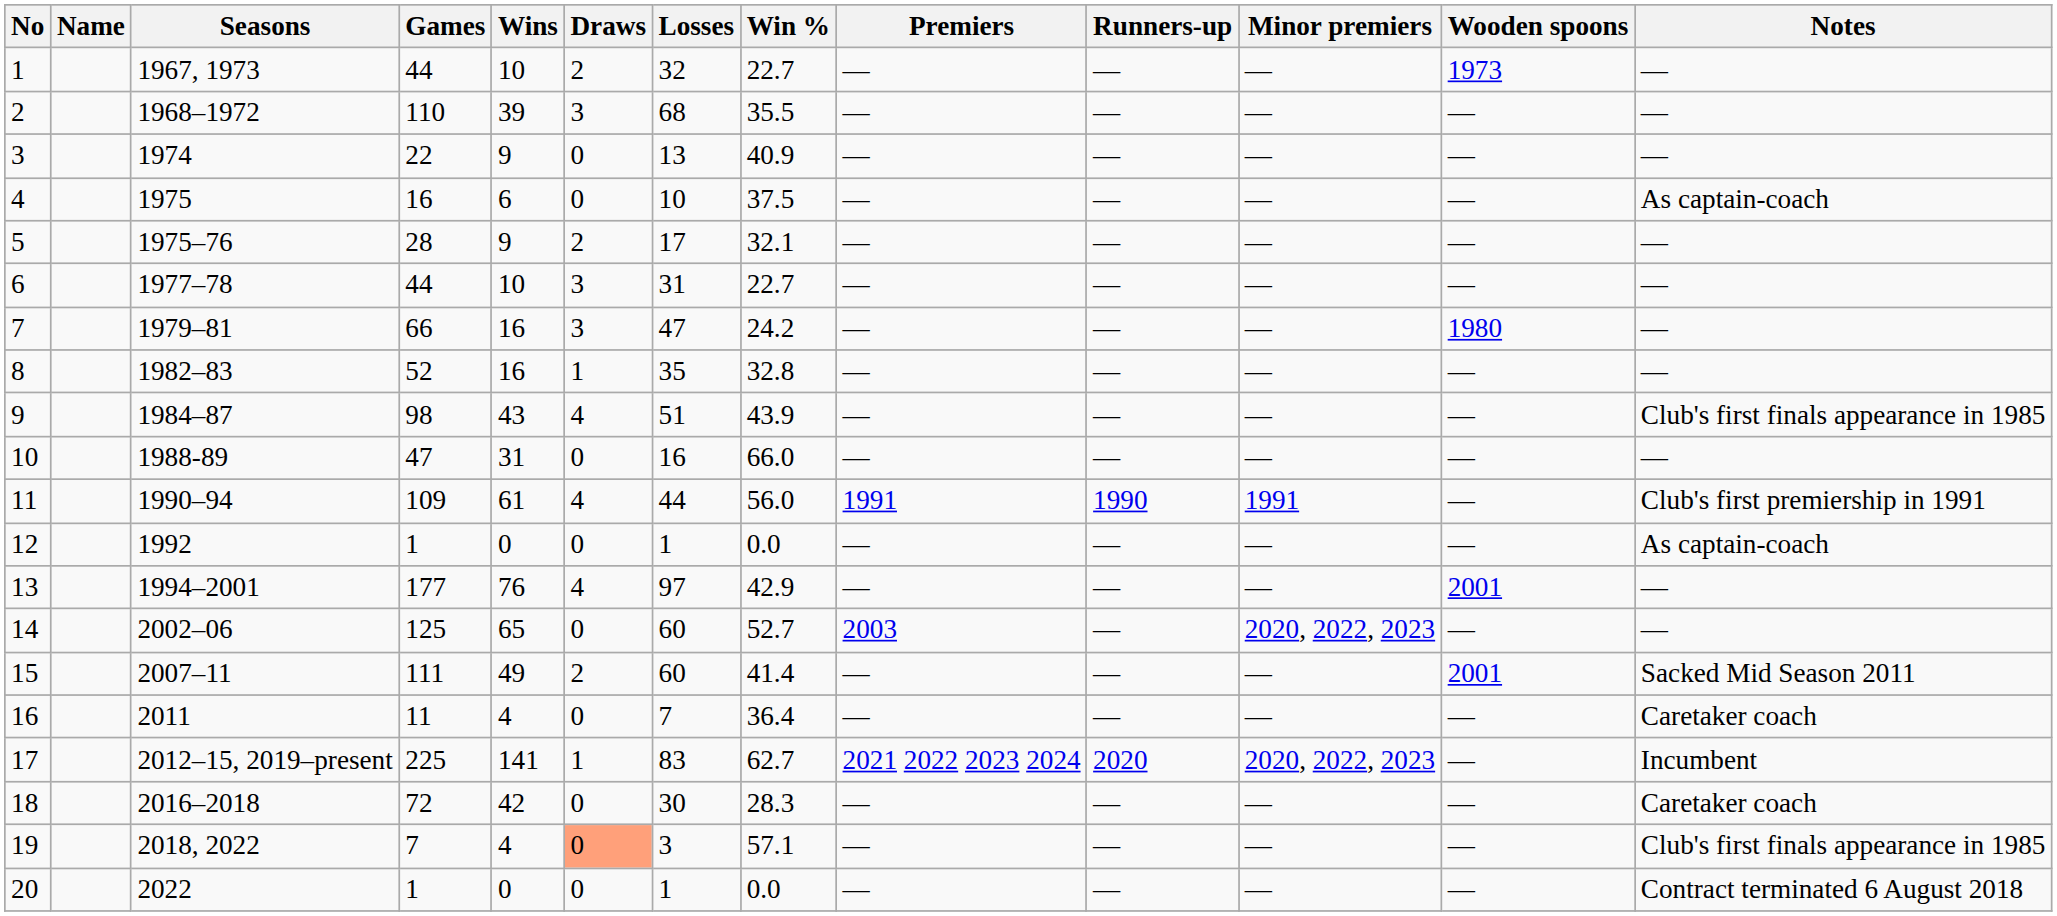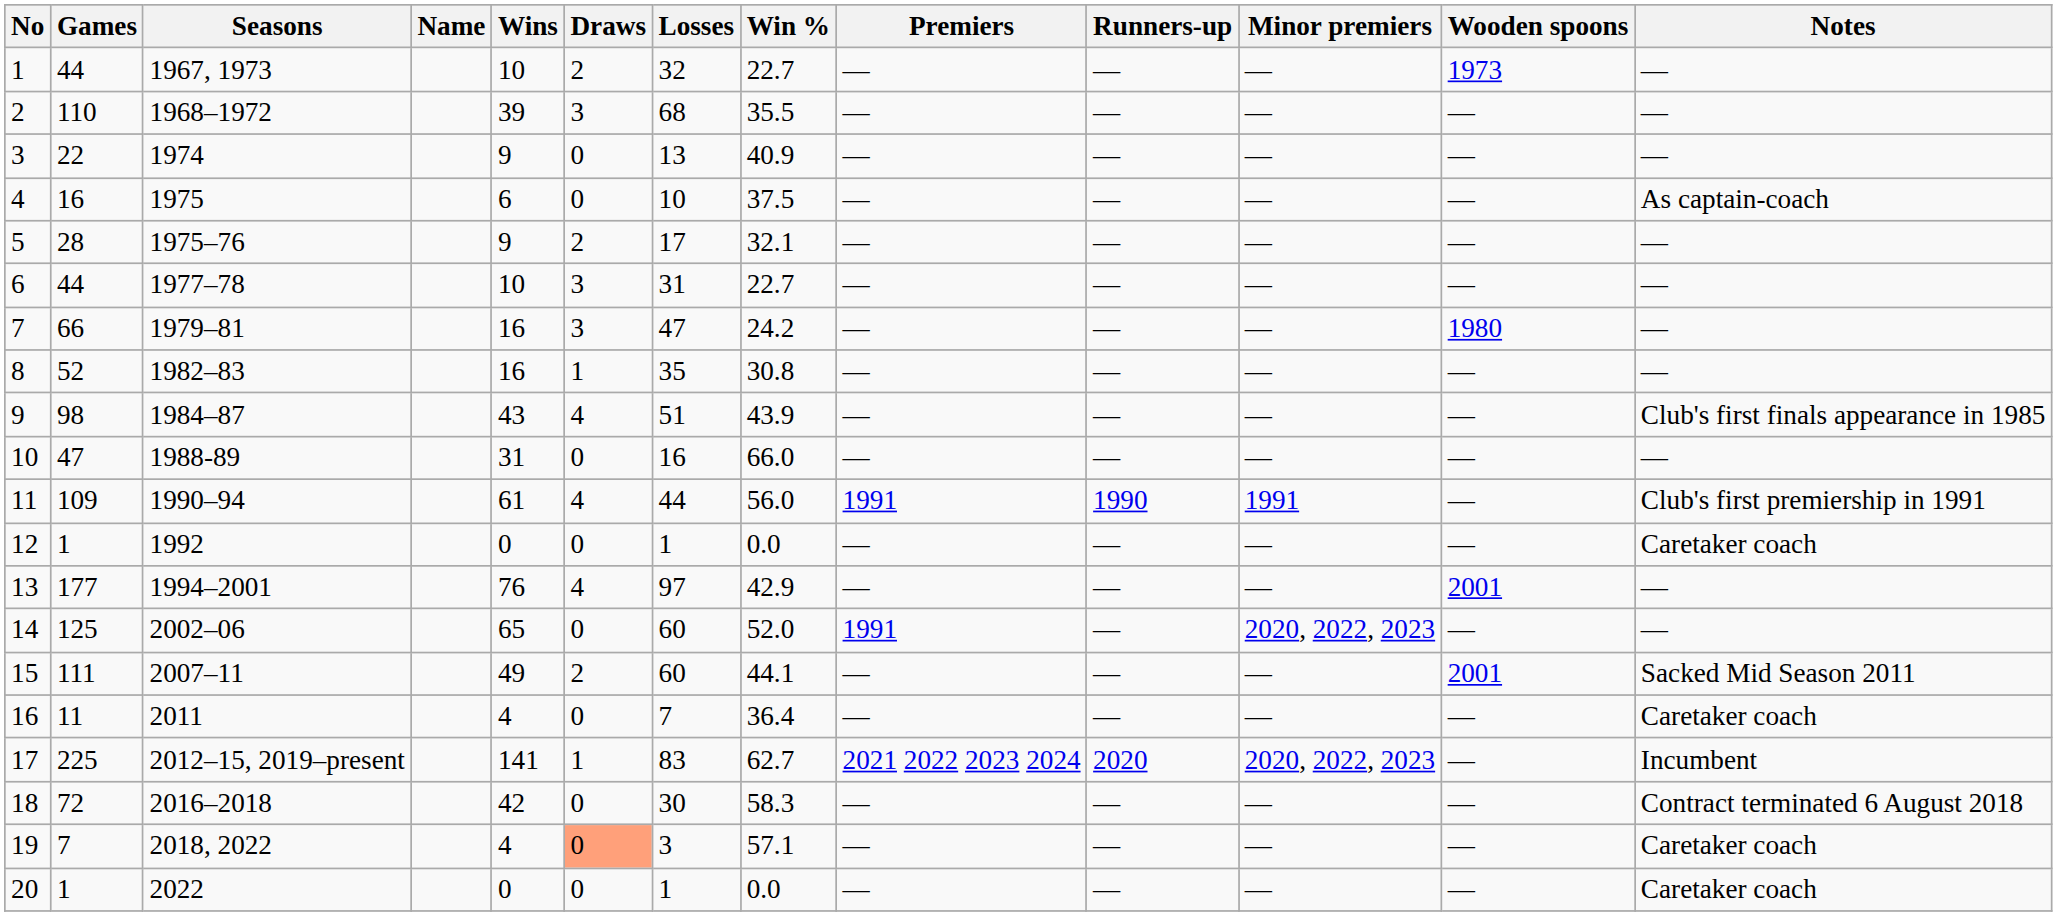columns swapped: (91, 26) <-> (445, 26)
(770, 371) 32.8 -> (770, 371) 30.8
(1735, 543) As captain-coach -> (1729, 543) Caretaker coach
(770, 629) 52.7 -> (770, 629) 52.0
(870, 629) 2003 -> (870, 629) 1991
(770, 673) 41.4 -> (770, 673) 44.1
(770, 802) 28.3 -> (770, 802) 58.3
(1729, 802) Caretaker coach -> (1832, 802) Contract terminated 6 August 2018
(1843, 845) Club's first finals appearance in 1985 -> (1729, 845) Caretaker coach
(1832, 888) Contract terminated 6 August 2018 -> (1729, 888) Caretaker coach
